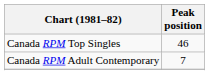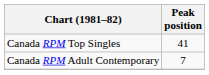(183, 43) 46 -> (183, 43) 41
